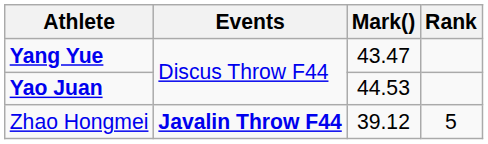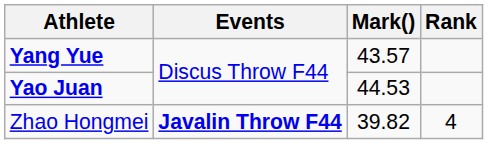(383, 55) 43.47 -> (383, 55) 43.57
(383, 122) 39.12 -> (383, 122) 39.82
(451, 122) 5 -> (451, 122) 4
